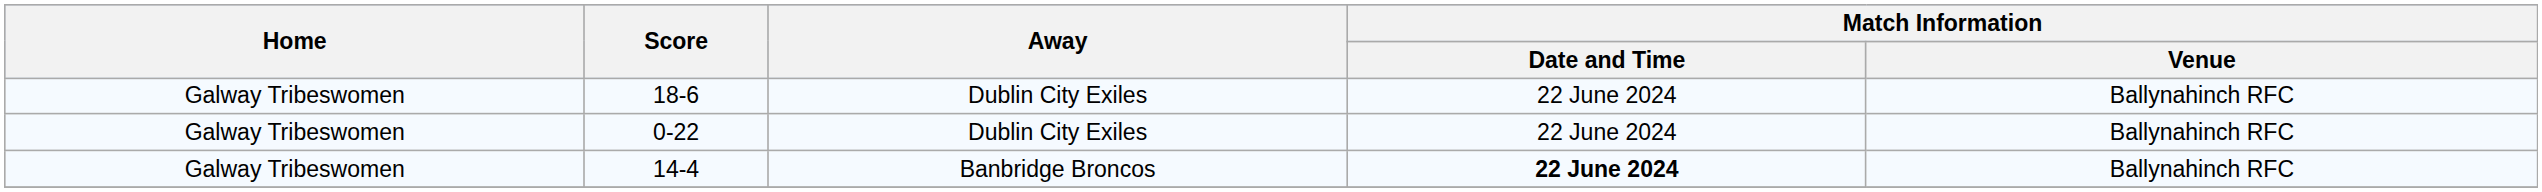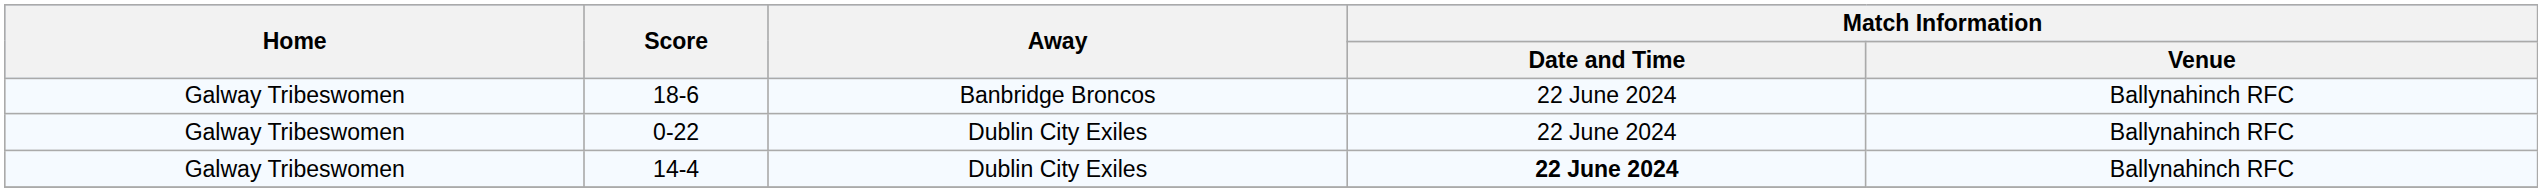(1058, 96) Dublin City Exiles -> (1058, 96) Banbridge Broncos
(1058, 169) Banbridge Broncos -> (1058, 169) Dublin City Exiles
